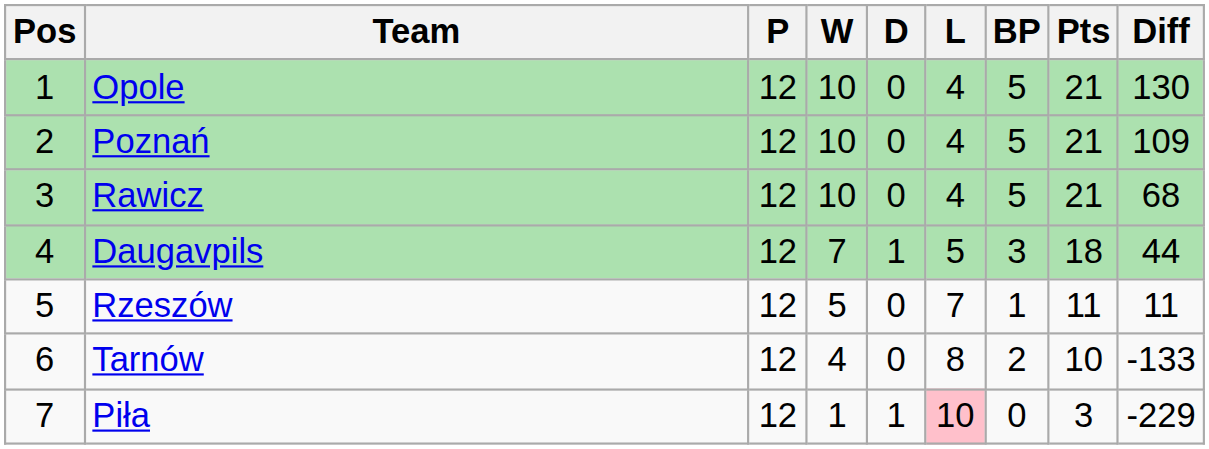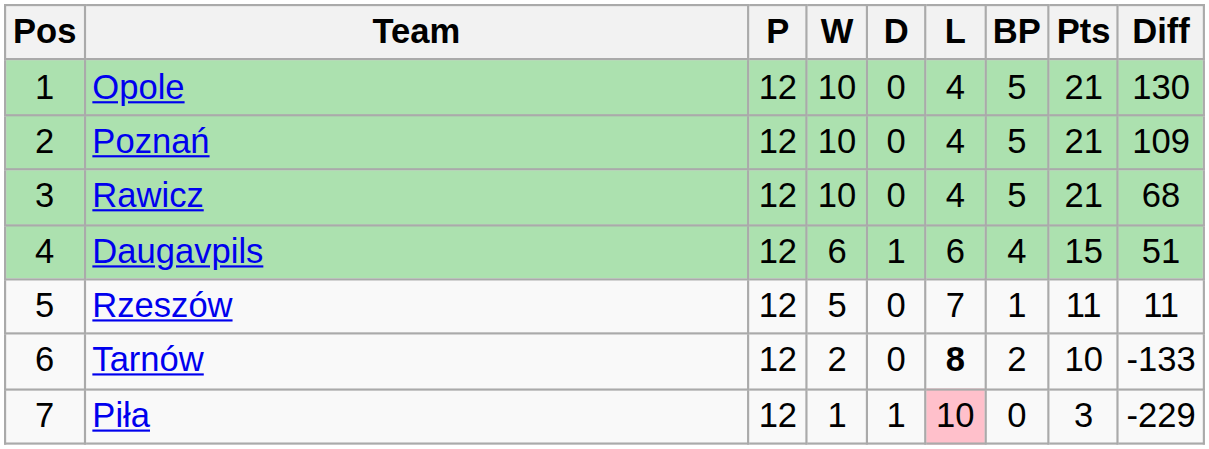(837, 251) 7 -> (837, 251) 6
(955, 251) 5 -> (955, 251) 6
(1017, 251) 3 -> (1017, 251) 4
(1084, 251) 18 -> (1084, 251) 15
(1161, 251) 44 -> (1161, 251) 51
(837, 360) 4 -> (837, 360) 2
(955, 360) normal -> (955, 360) bold
